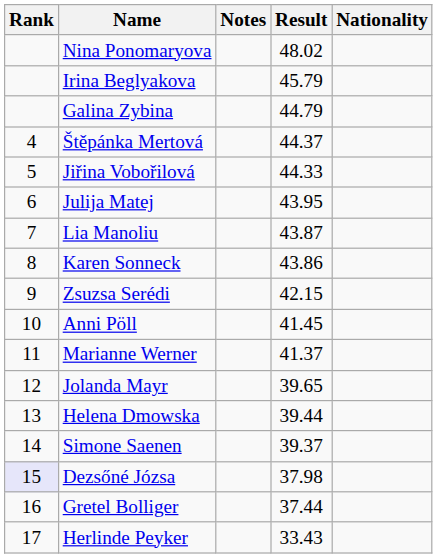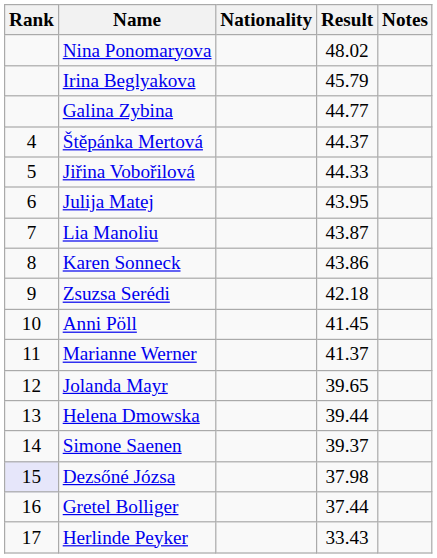columns swapped: (382, 19) <-> (243, 19)
(301, 111) 44.79 -> (347, 111) 44.77
(301, 293) 42.15 -> (347, 293) 42.18
